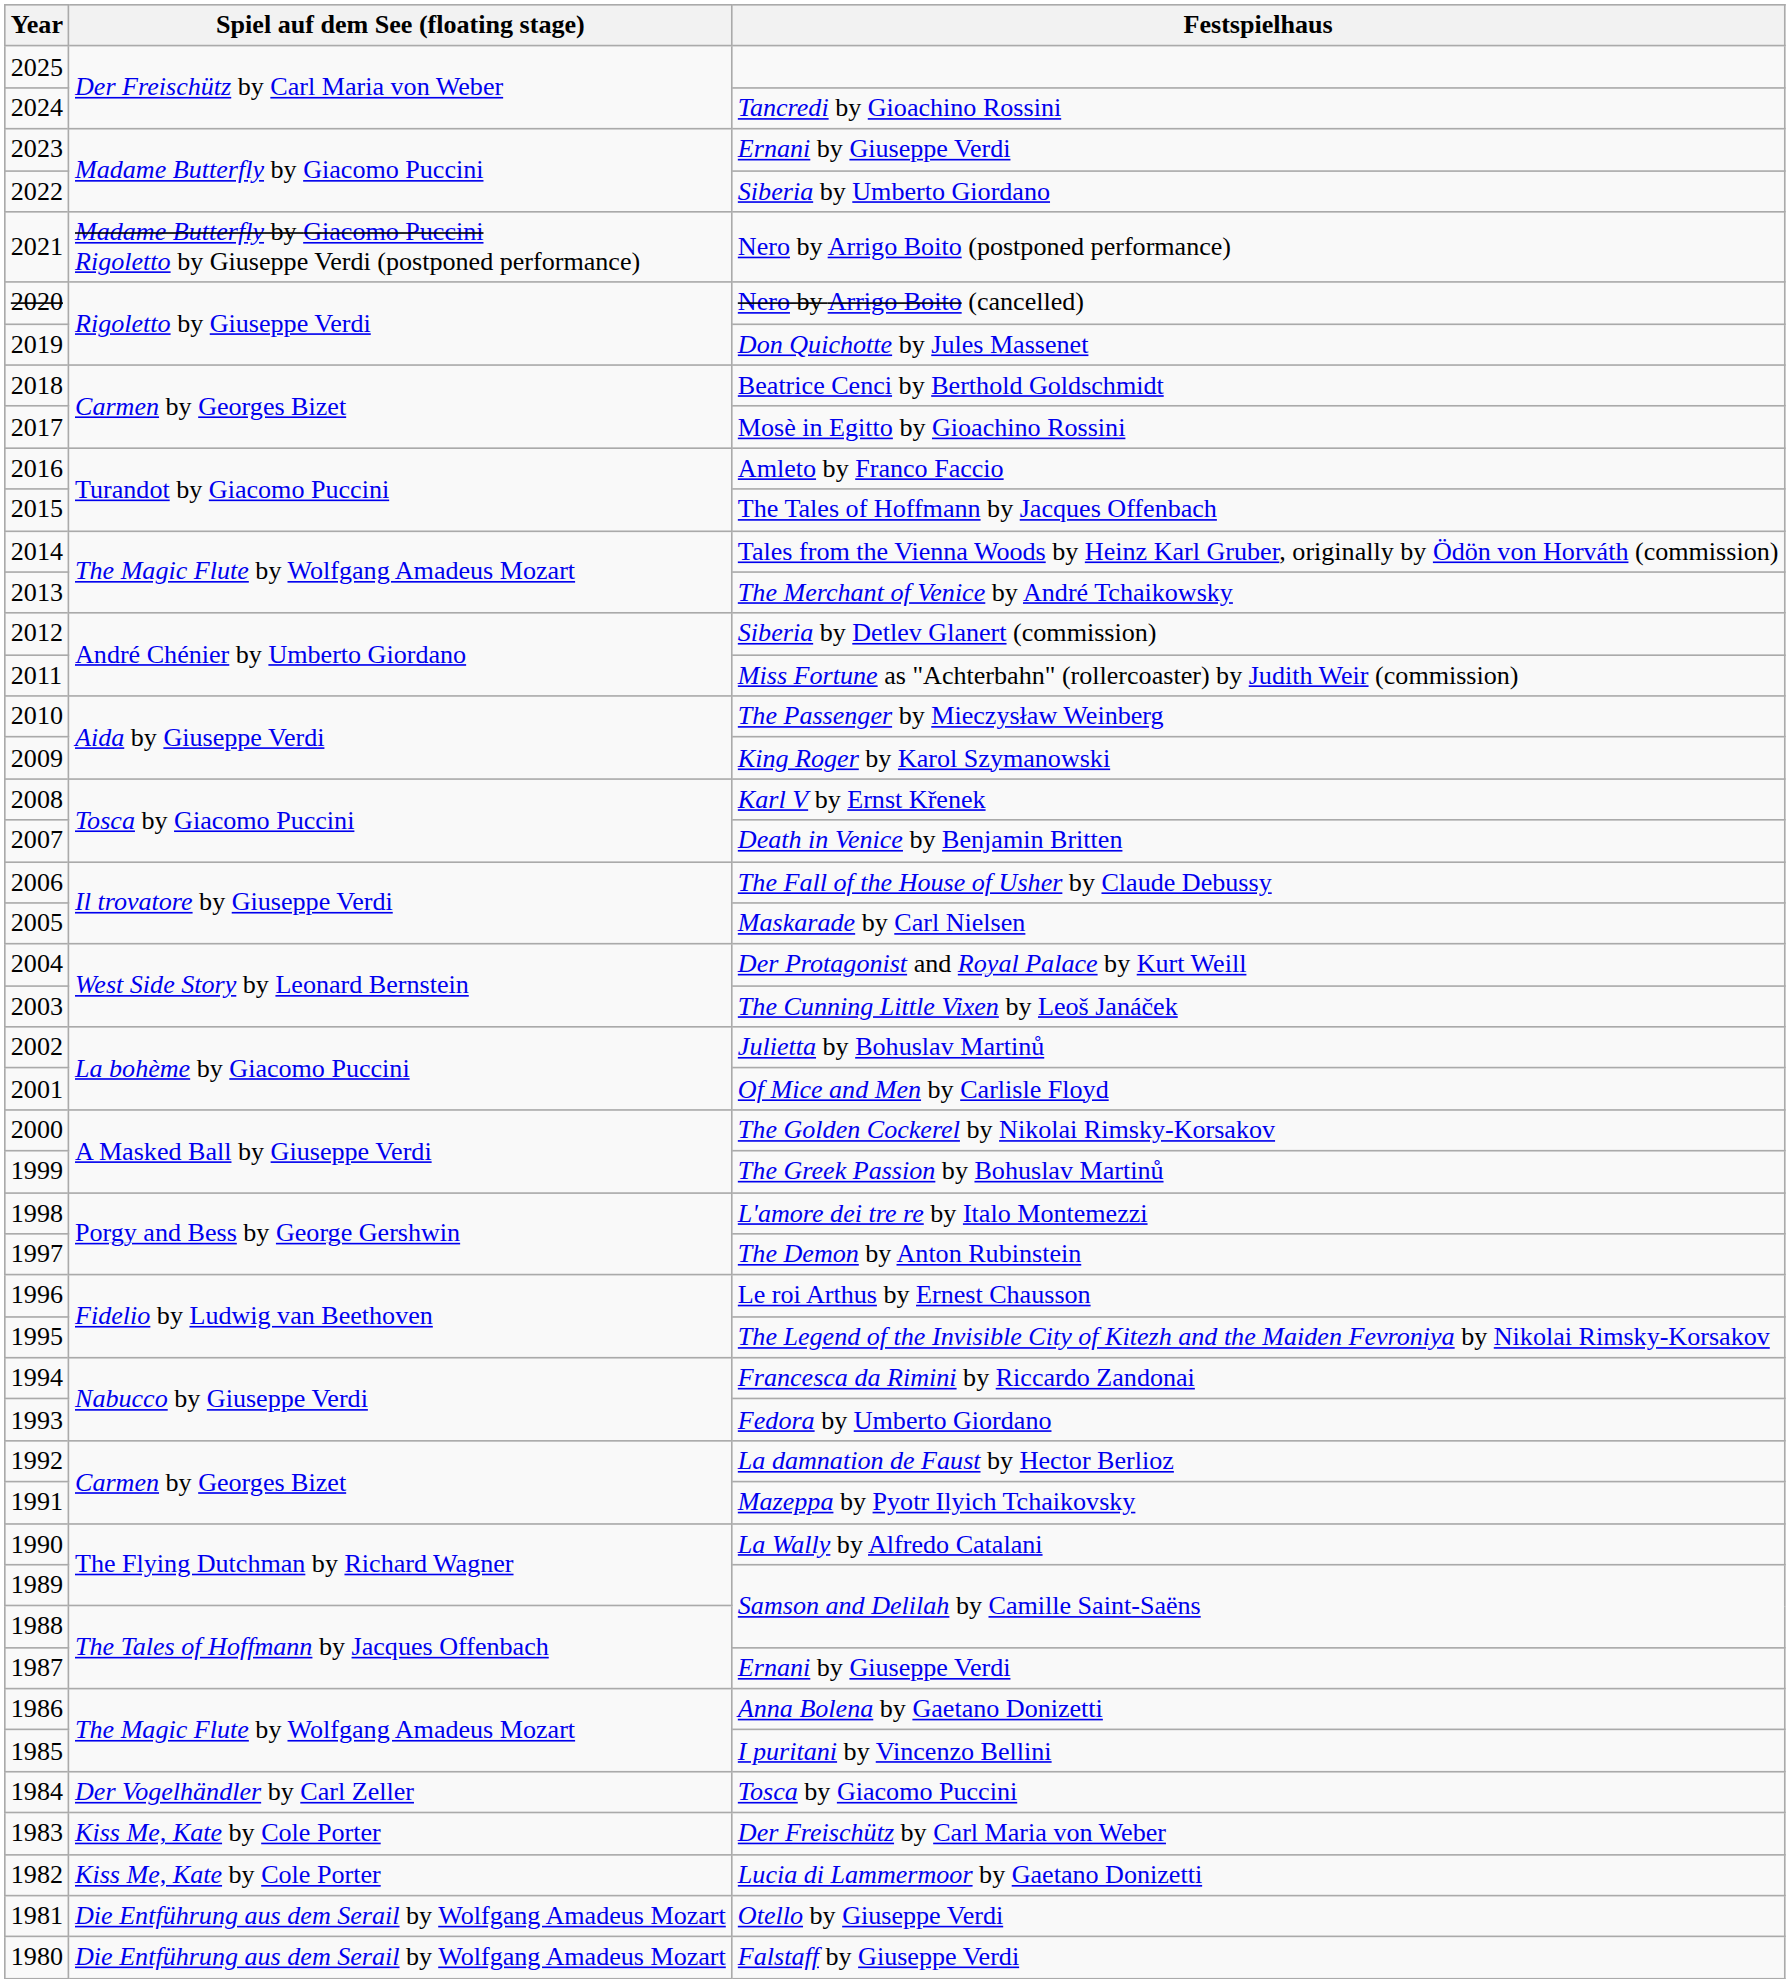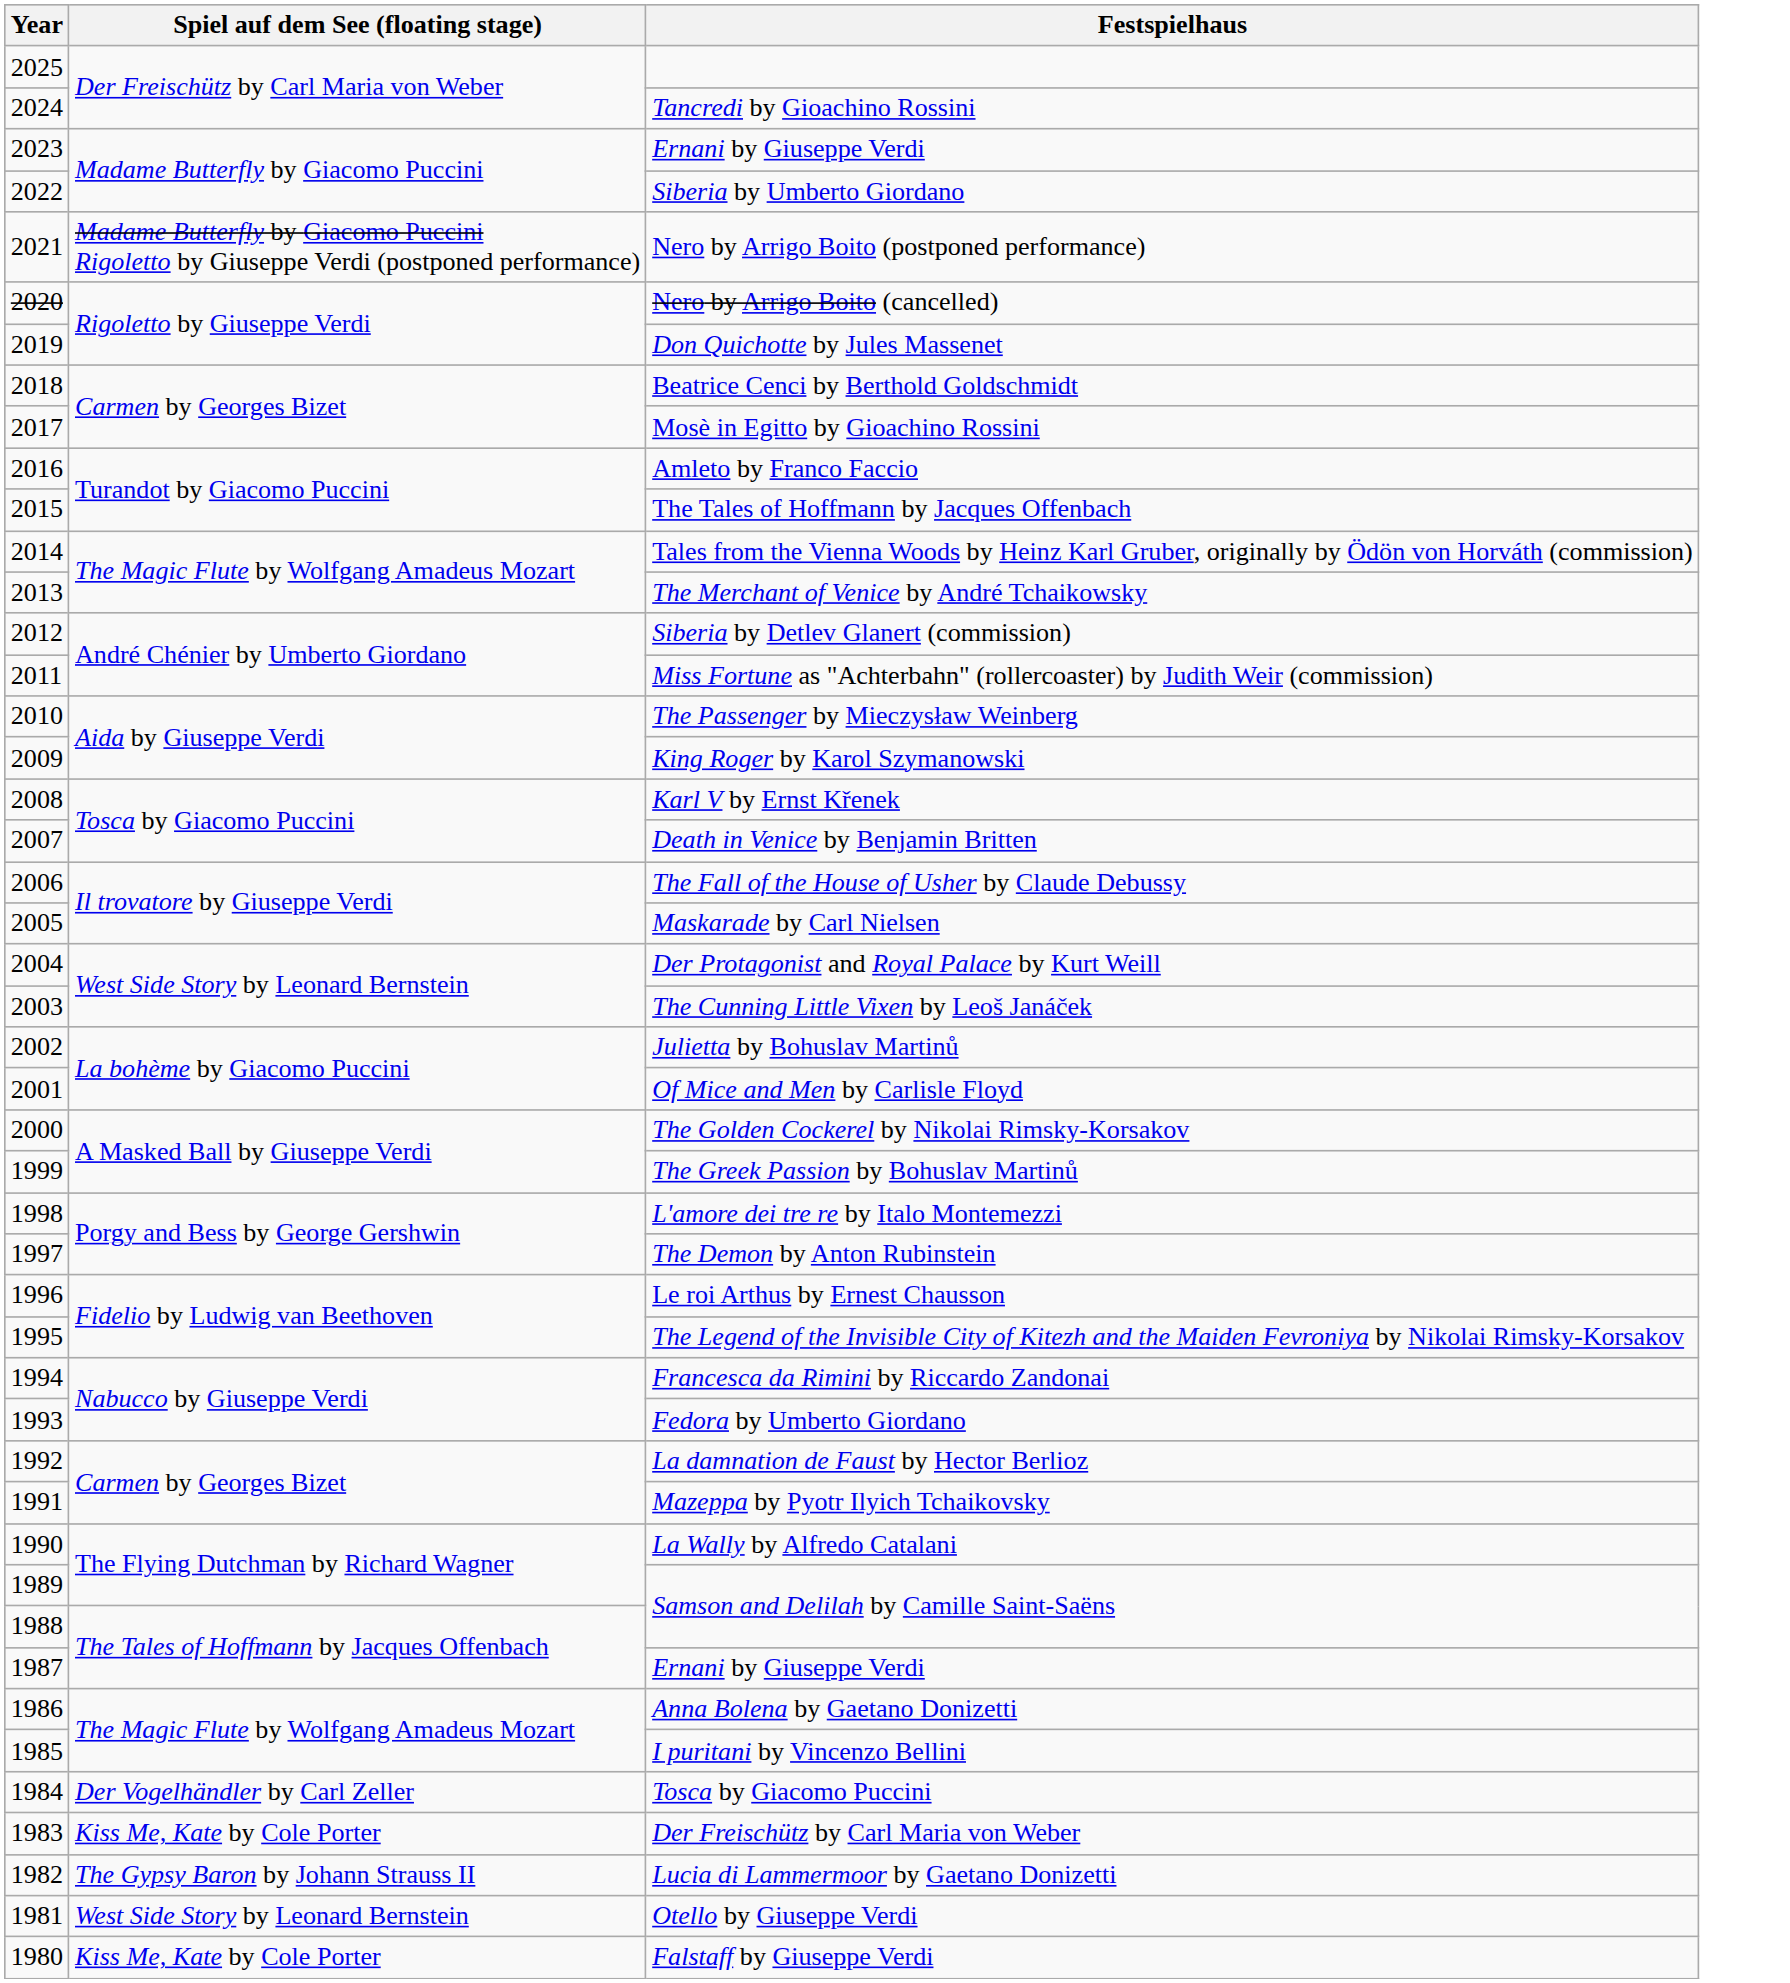(228, 1874) Kiss Me, Kate by Cole Porter -> (275, 1874) The Gypsy Baron by Johann Strauss II
(400, 1915) Die Entführung aus dem Serail by Wolfgang Amadeus Mozart -> (272, 1915) West Side Story by Leonard Bernstein
(400, 1957) Die Entführung aus dem Serail by Wolfgang Amadeus Mozart -> (228, 1957) Kiss Me, Kate by Cole Porter
